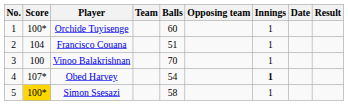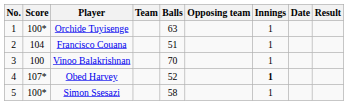(173, 28) 60 -> (173, 28) 63
(173, 76) 54 -> (173, 76) 52
(37, 92) gold background -> (37, 92) no background
